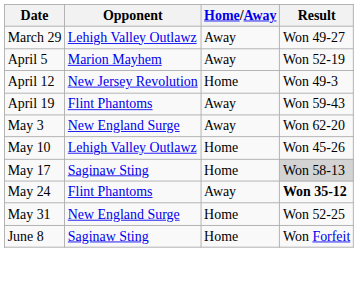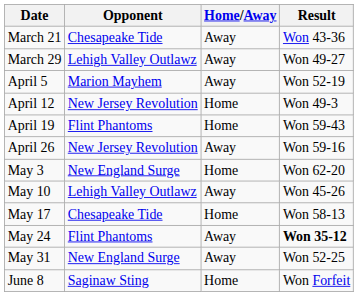+ row: (35, 37)
(220, 103) Away -> (221, 125) Home
+ row: (31, 147)
(220, 125) Away -> (221, 170) Home
(221, 147) Home -> (220, 192) Away
(108, 170) Saginaw Sting -> (115, 214) Chesapeake Tide
(314, 170) lightgrey background -> (314, 214) no background
(221, 214) Home -> (220, 258) Away
